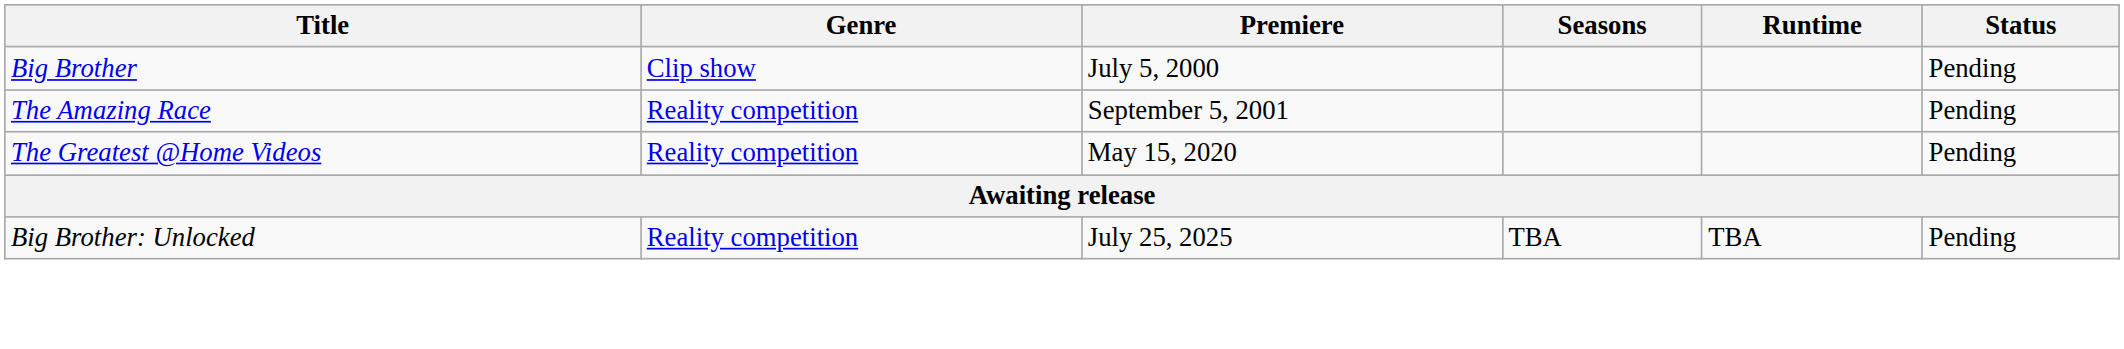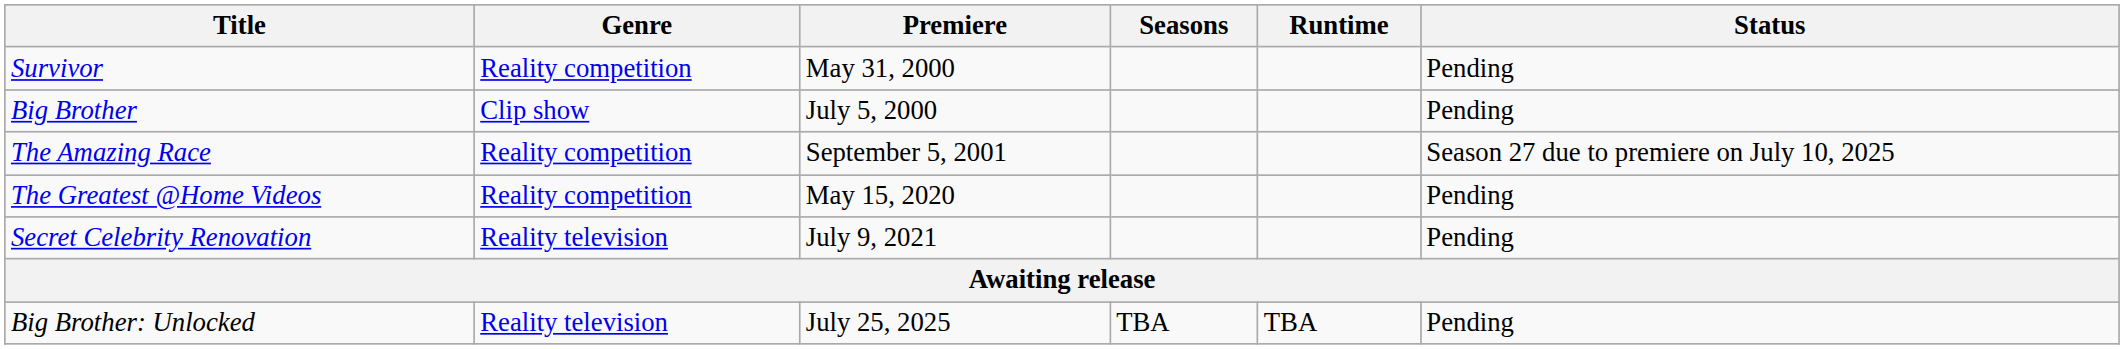+ row: (57, 68)
(1972, 110) Pending -> (1660, 152) Season 27 due to premiere on July 10, 2025
+ row: (161, 237)
(752, 237) Reality competition -> (574, 322) Reality television
